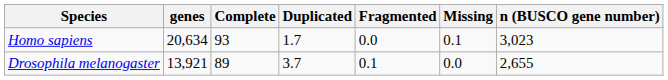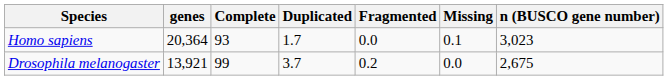(187, 39) 20,634 -> (187, 39) 20,364
(222, 63) 89 -> (222, 63) 99
(368, 63) 0.1 -> (368, 63) 0.2
(517, 63) 2,655 -> (517, 63) 2,675
